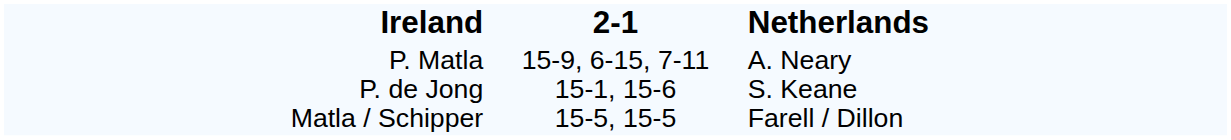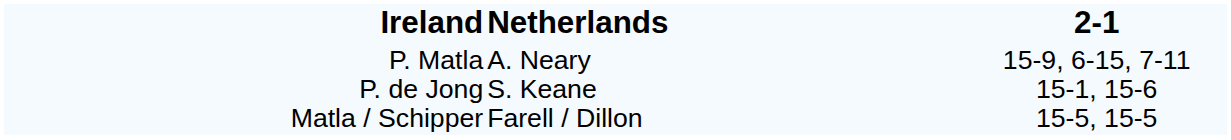columns swapped: (615, 23) <-> (838, 23)
